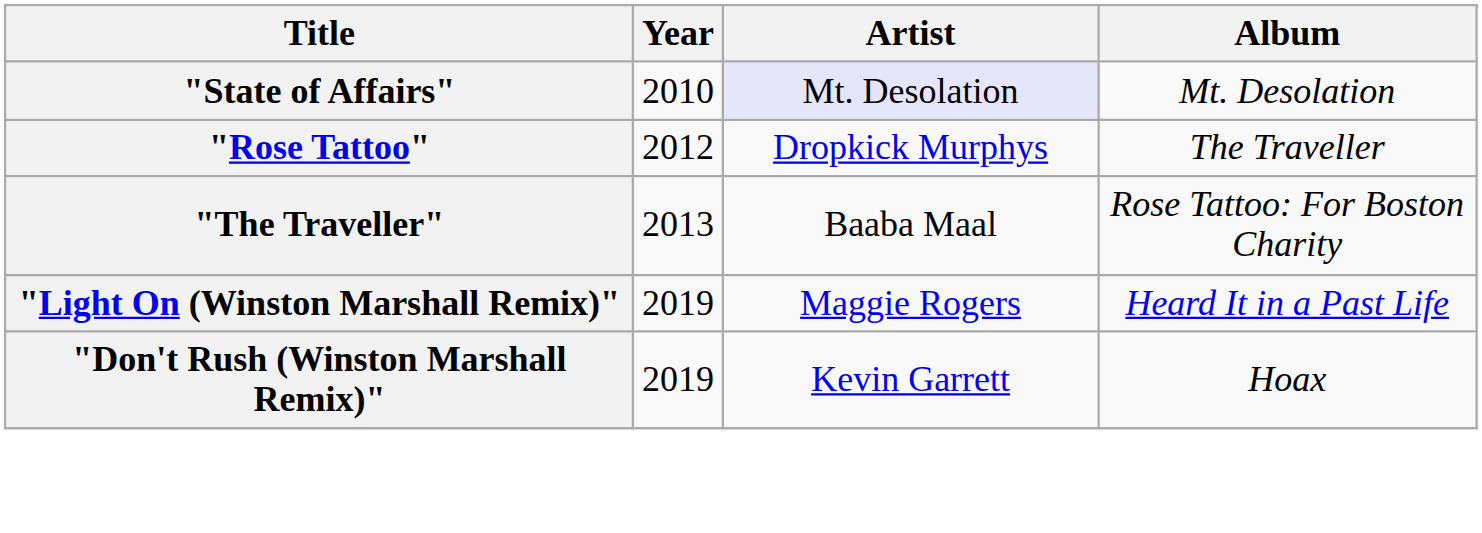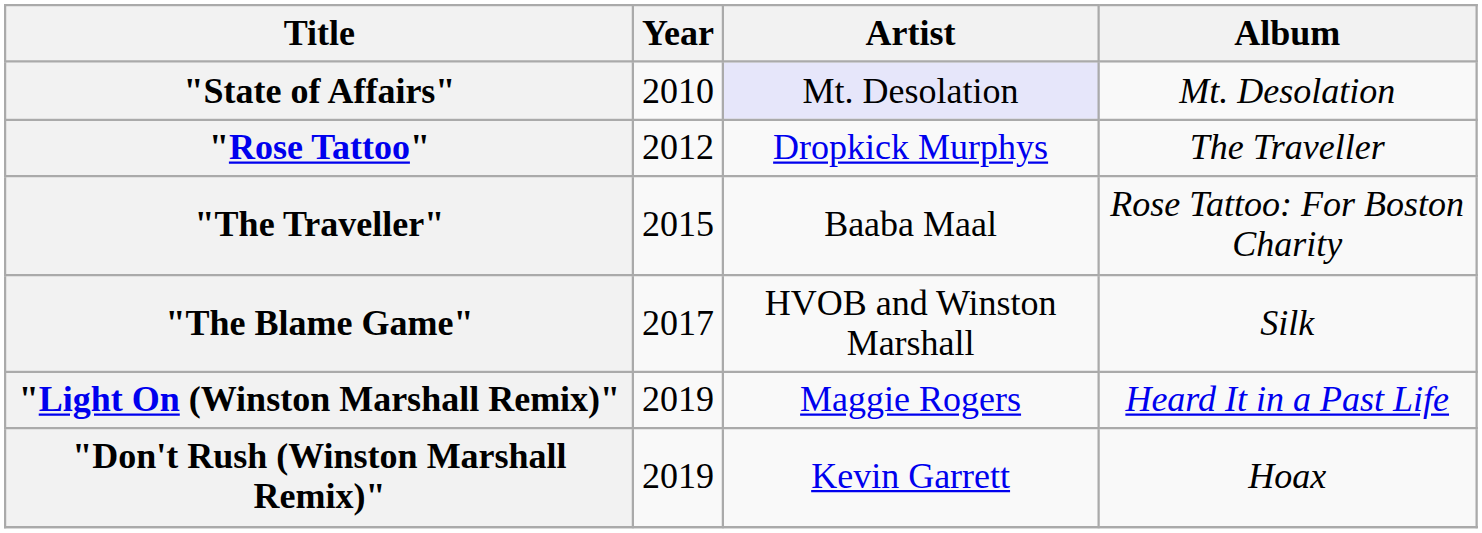(678, 224) 2013 -> (678, 224) 2015
+ row: (319, 322)
